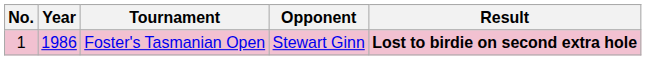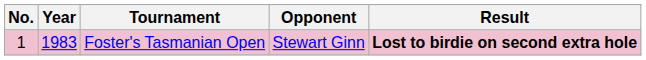(59, 43) 1986 -> (59, 43) 1983
